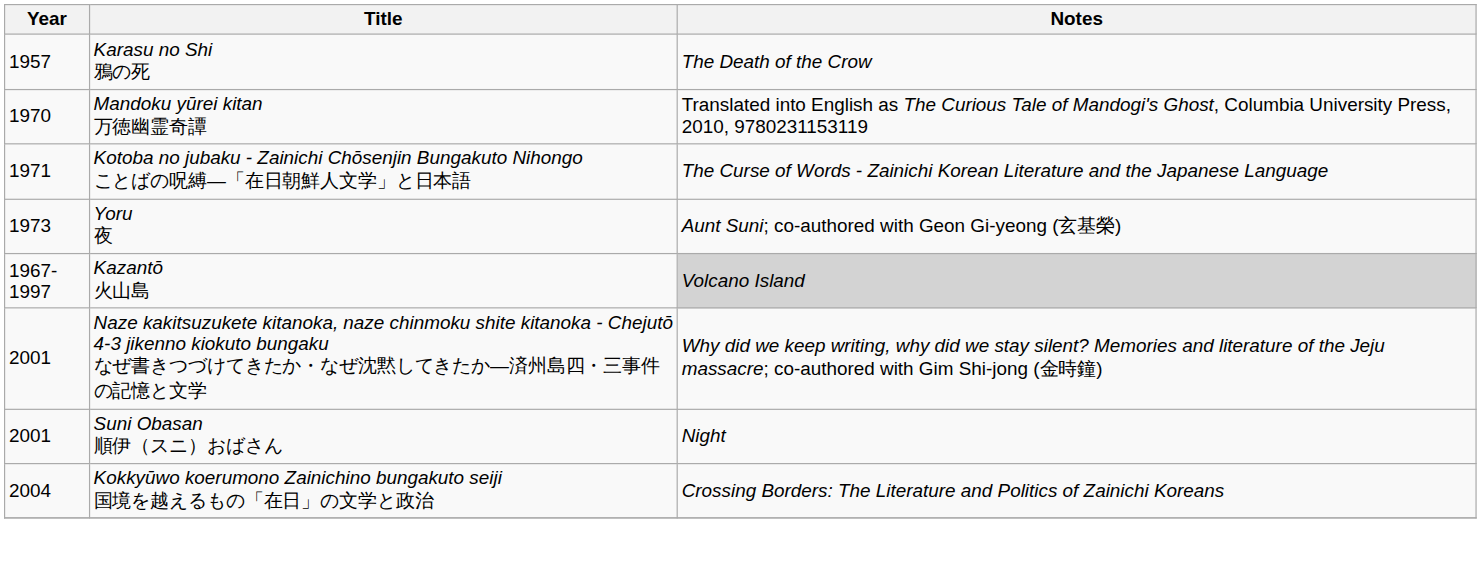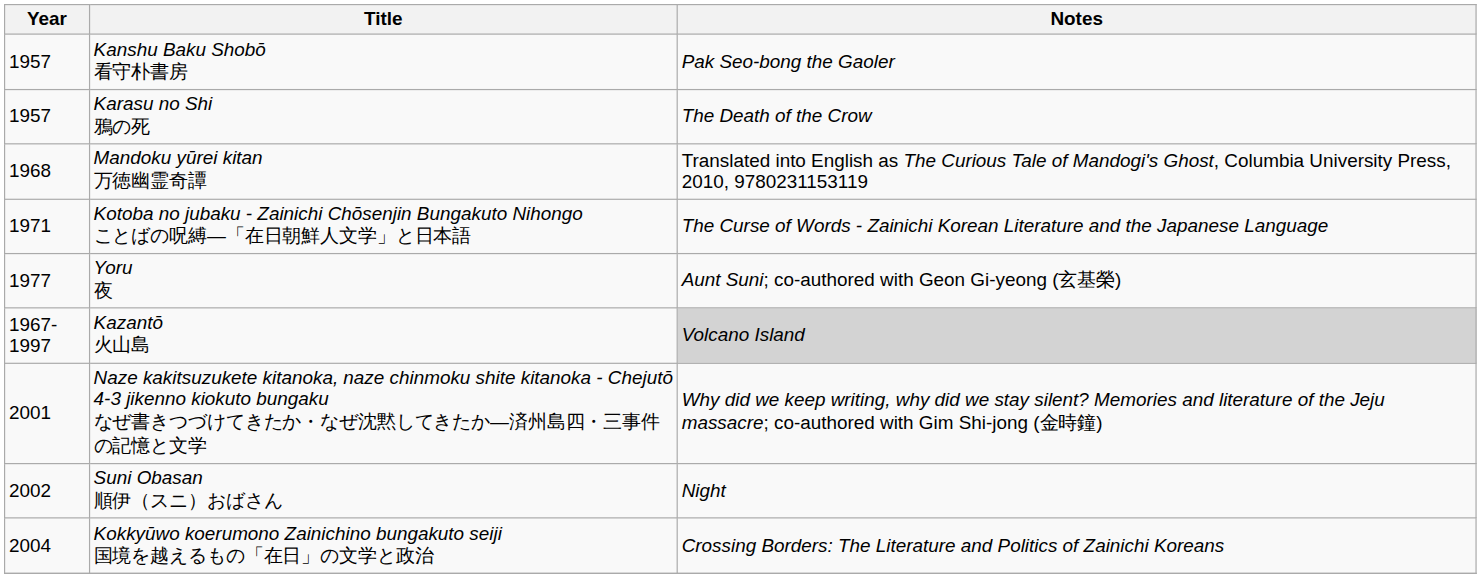+ row: (180, 60)
(30, 116) 1970 -> (30, 171) 1968
(30, 225) 1973 -> (30, 280) 1977
(30, 436) 2001 -> (30, 490) 2002
